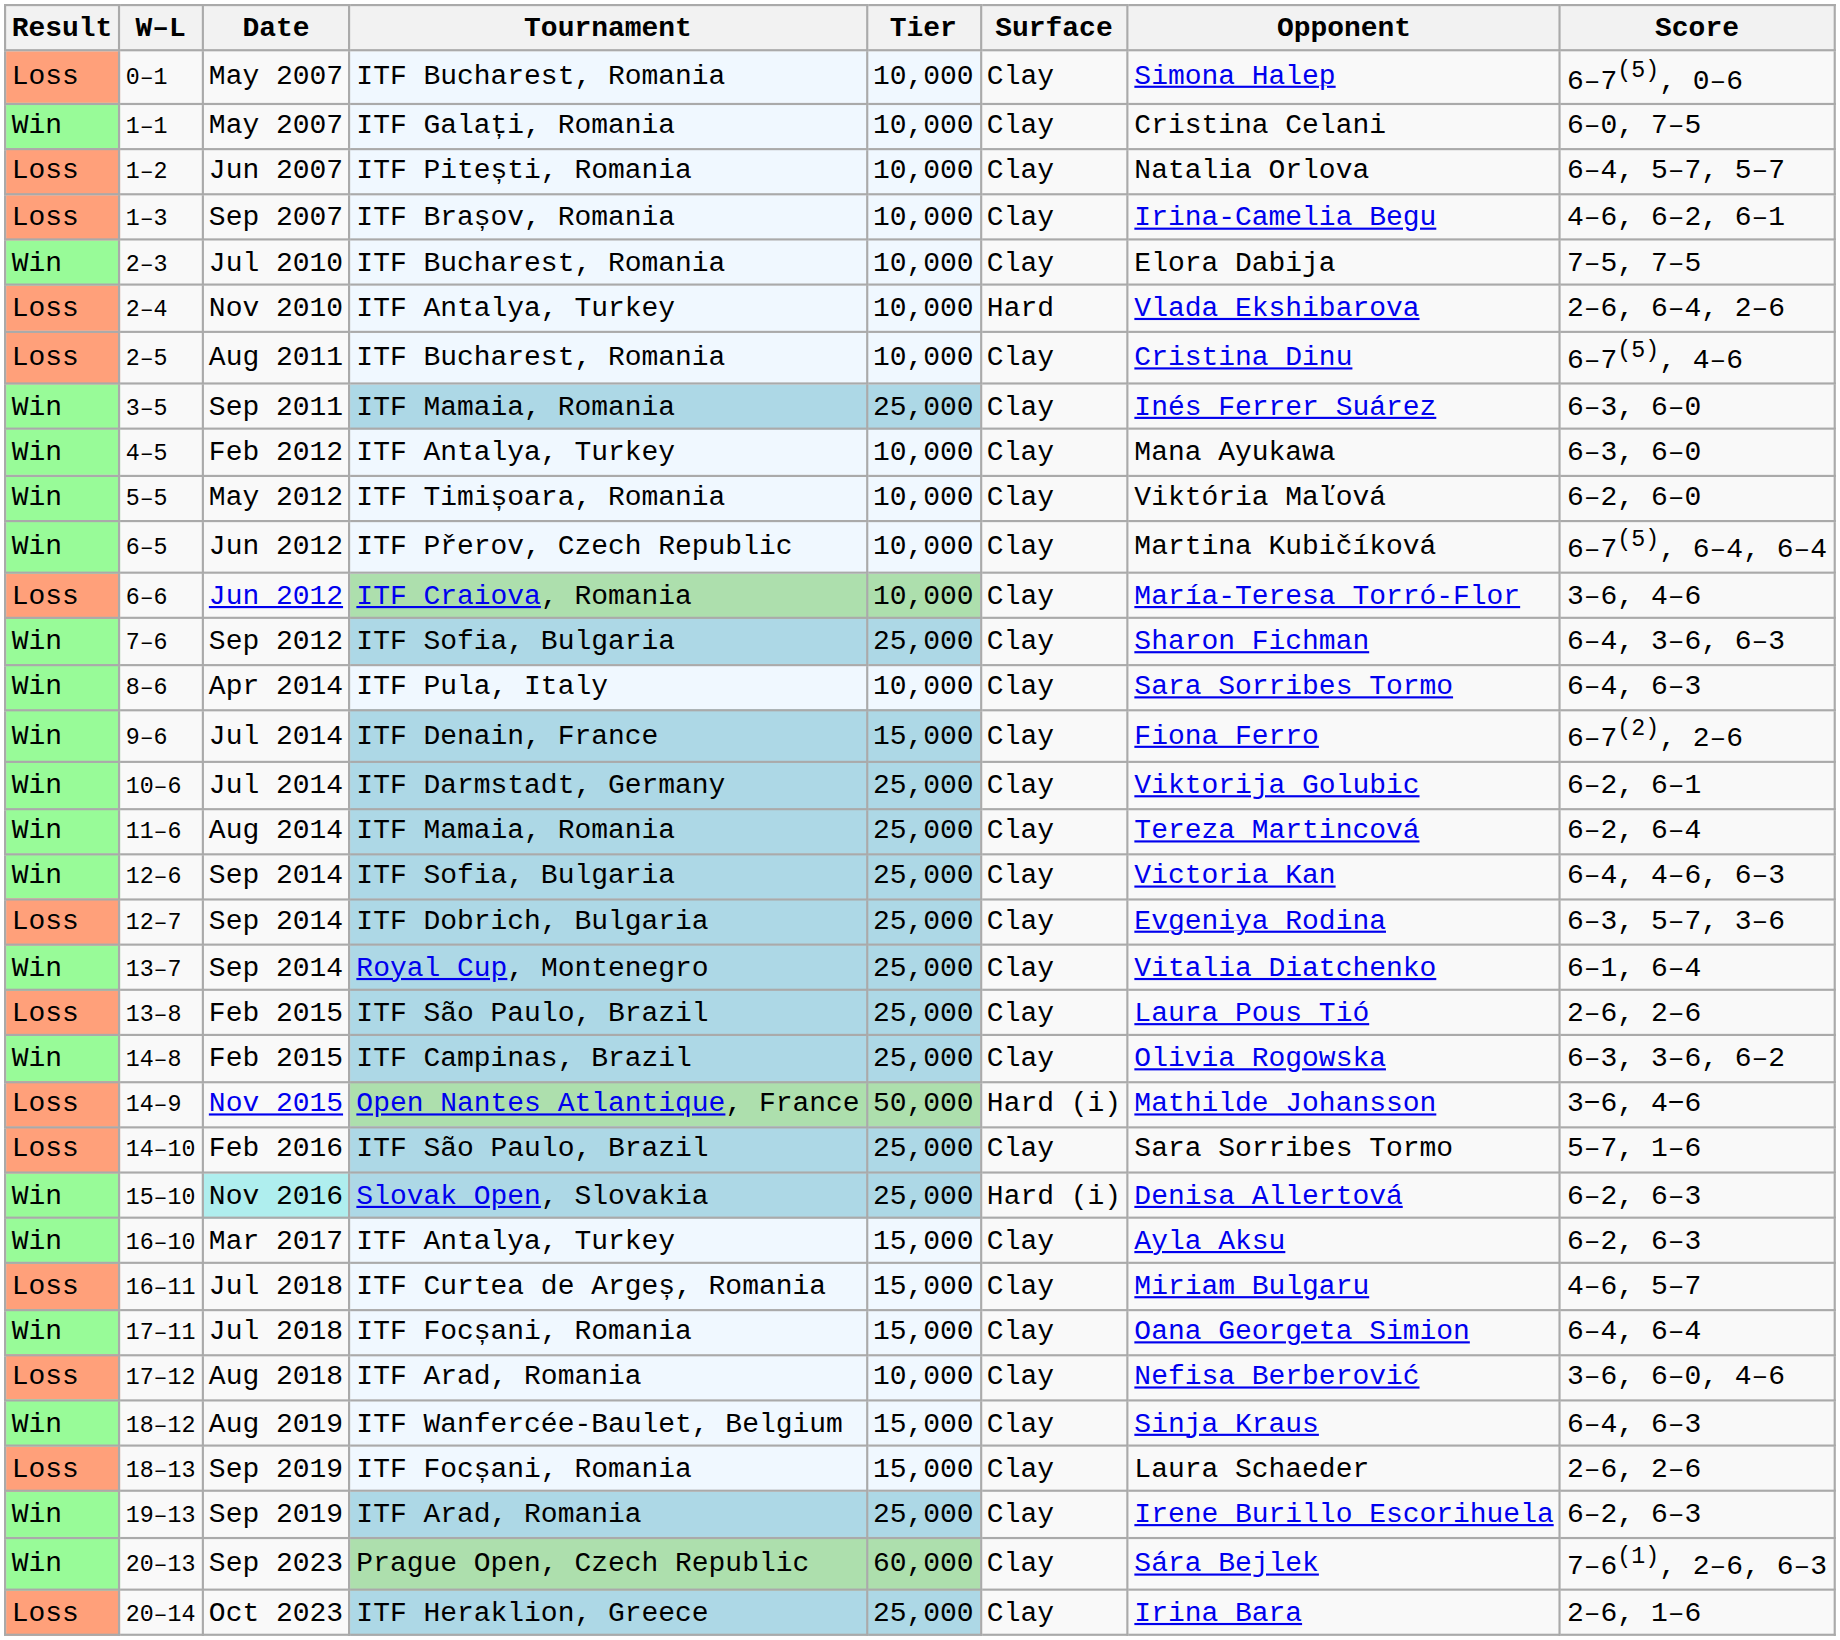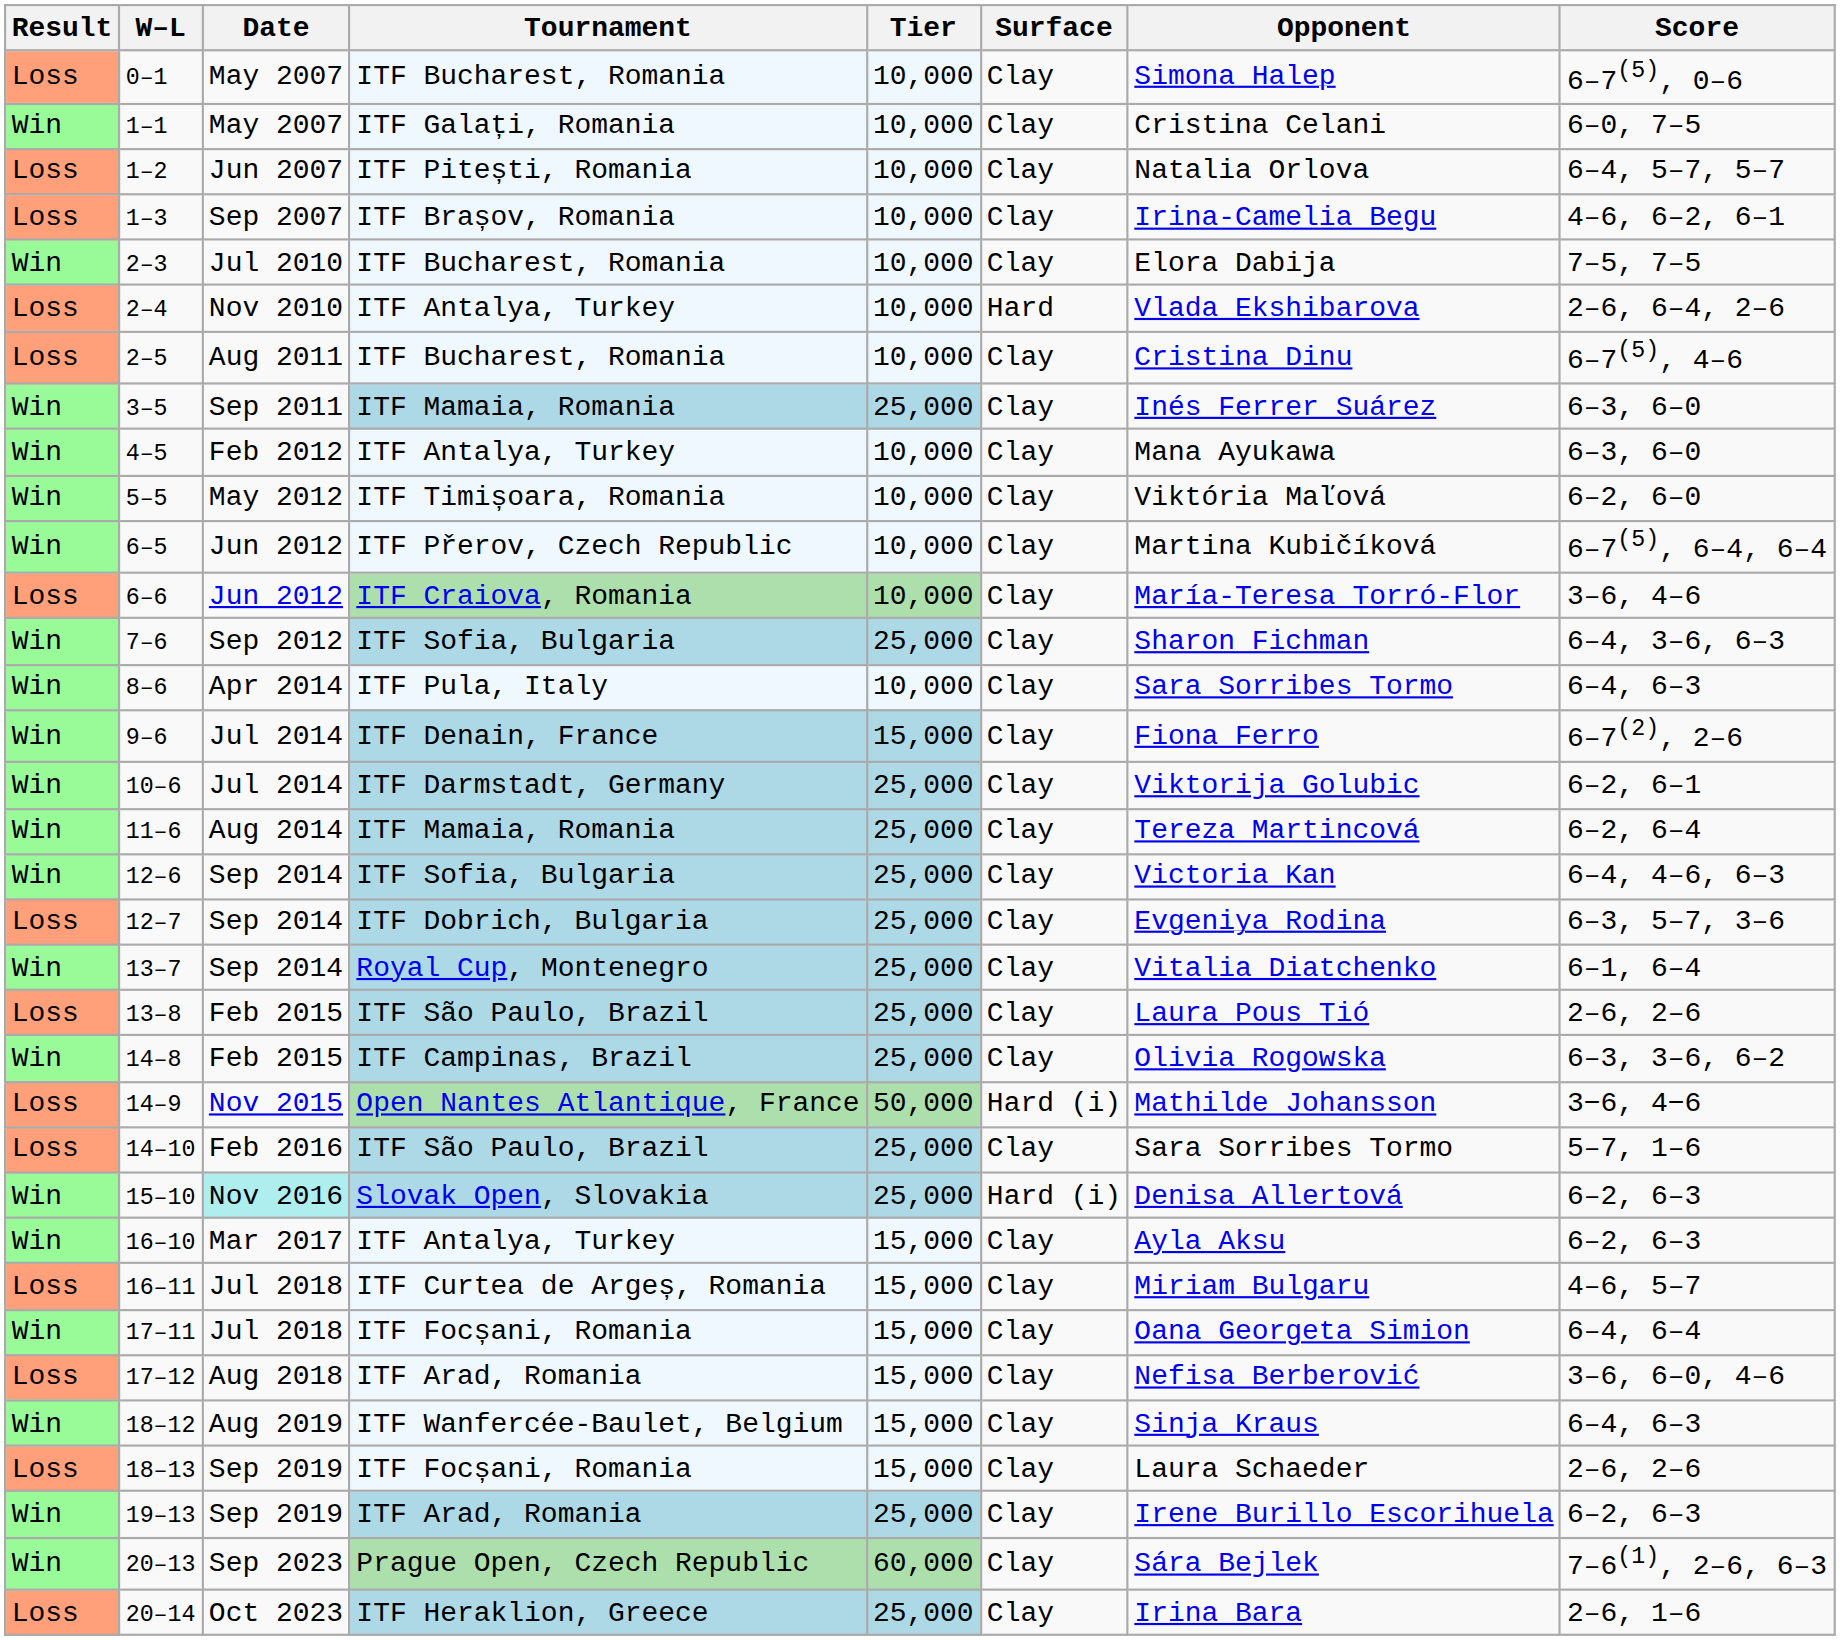(923, 1378) 10,000 -> (923, 1378) 15,000
